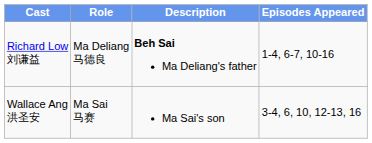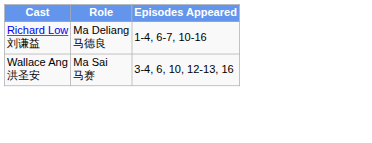- column: (195, 13)
